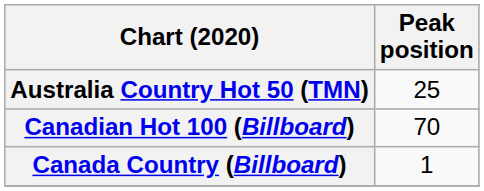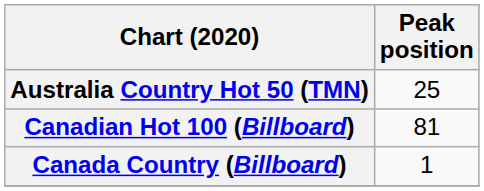(427, 127) 70 -> (427, 127) 81
